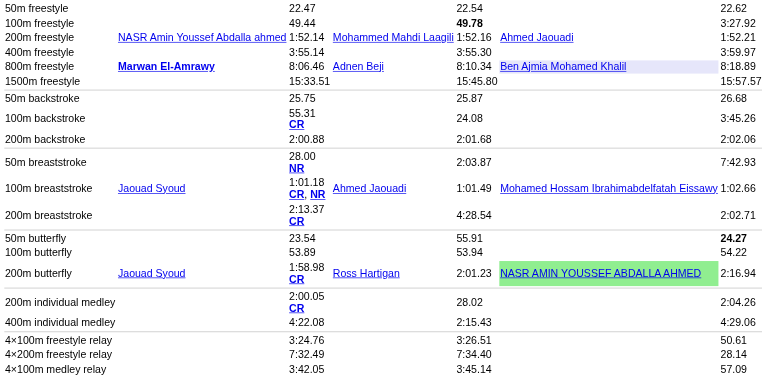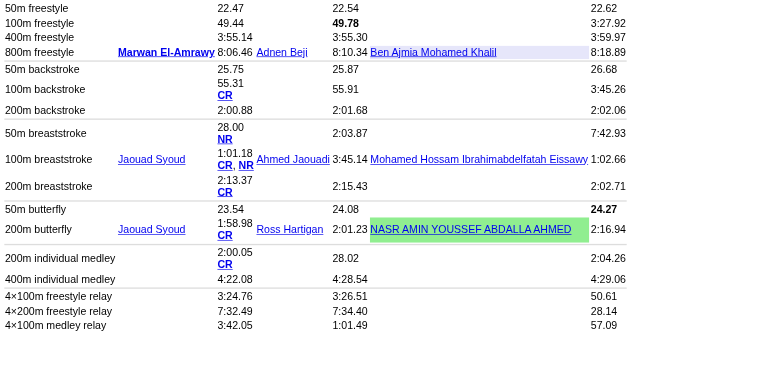- row: (40, 38)
- row: (43, 81)
(470, 119) 24.08 -> (346, 90) 55.91
(474, 189) 1:01.49 -> (350, 160) 3:45.14
(474, 215) 4:28.54 -> (350, 186) 2:15.43
(470, 238) 55.91 -> (346, 209) 24.08
- row: (38, 253)
(474, 323) 2:15.43 -> (350, 279) 4:28.54
(474, 369) 3:45.14 -> (350, 325) 1:01.49
